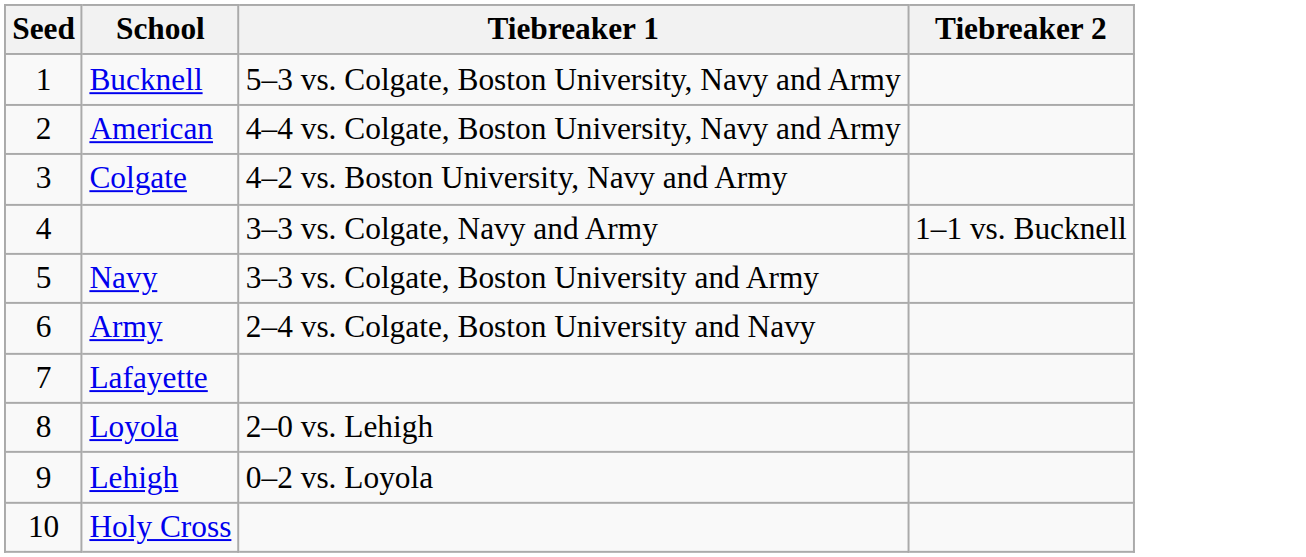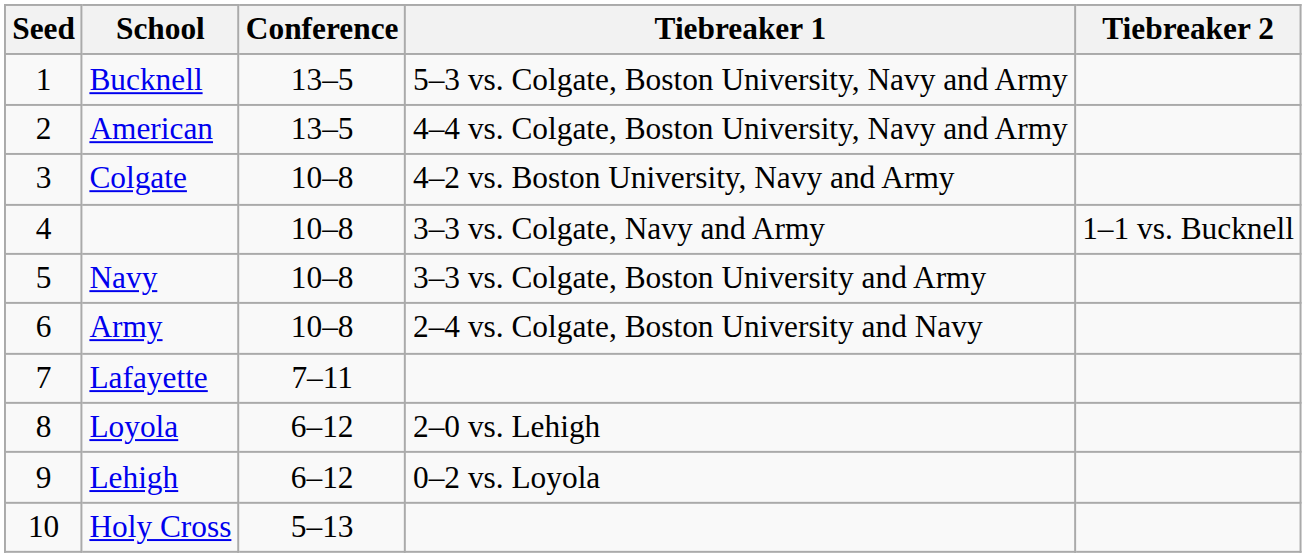+ column: (322, 29)
